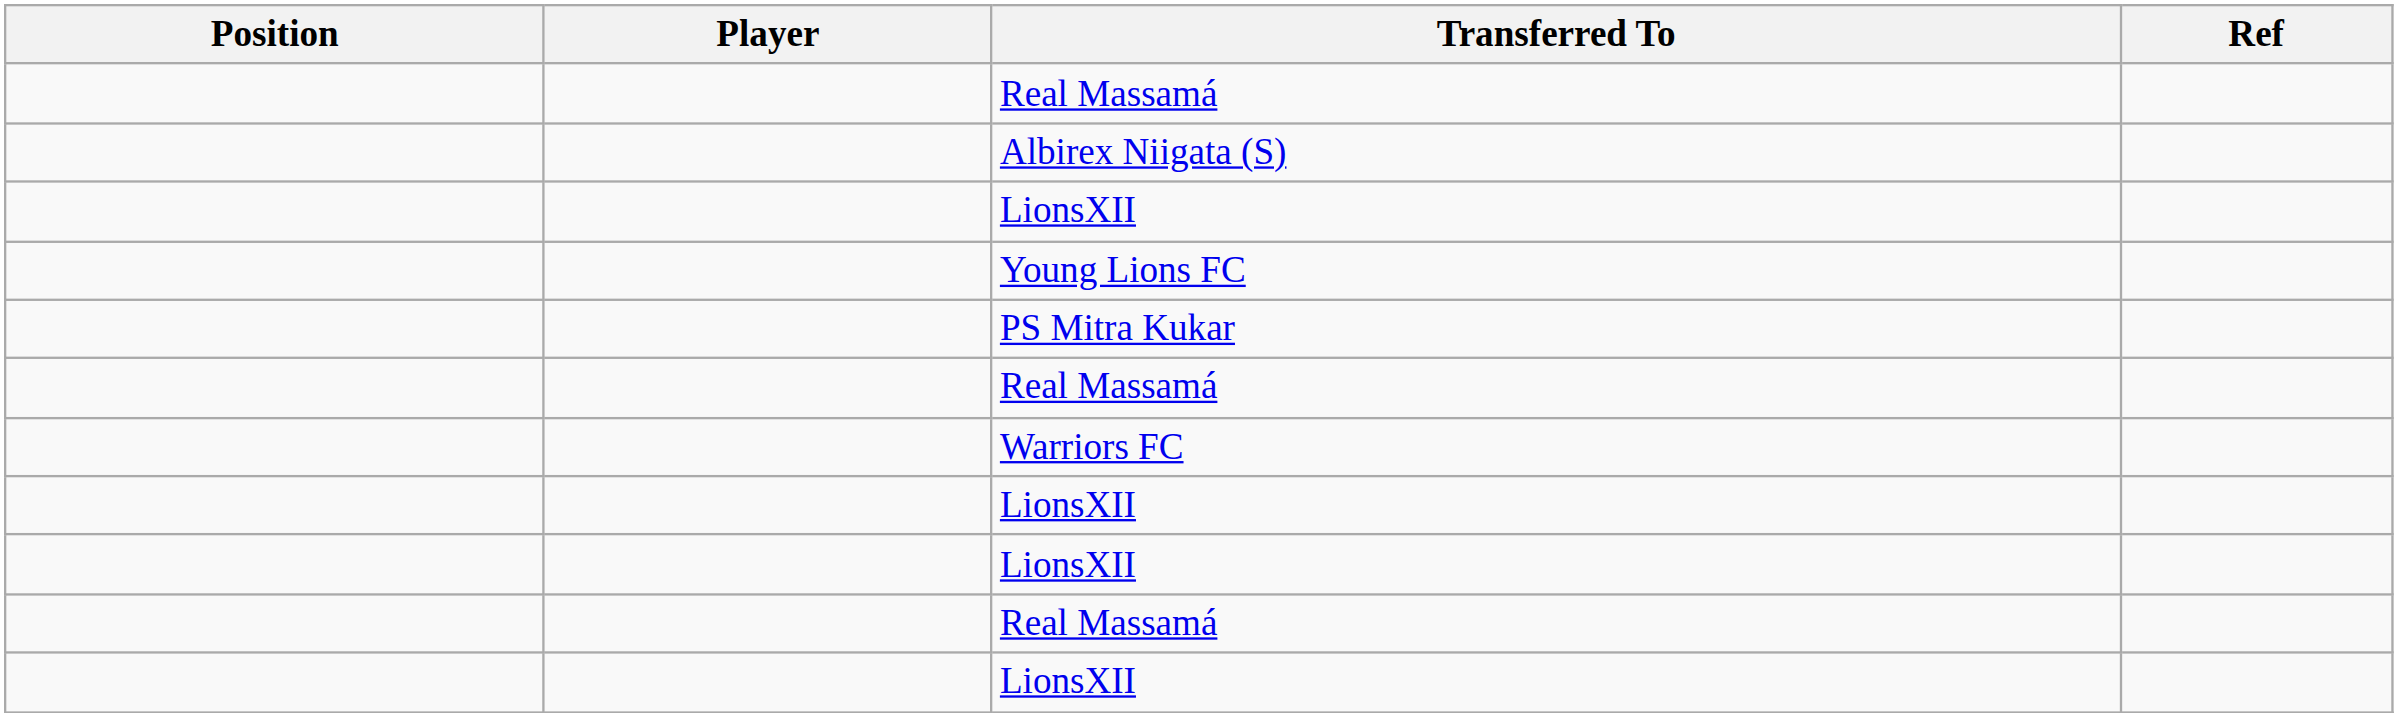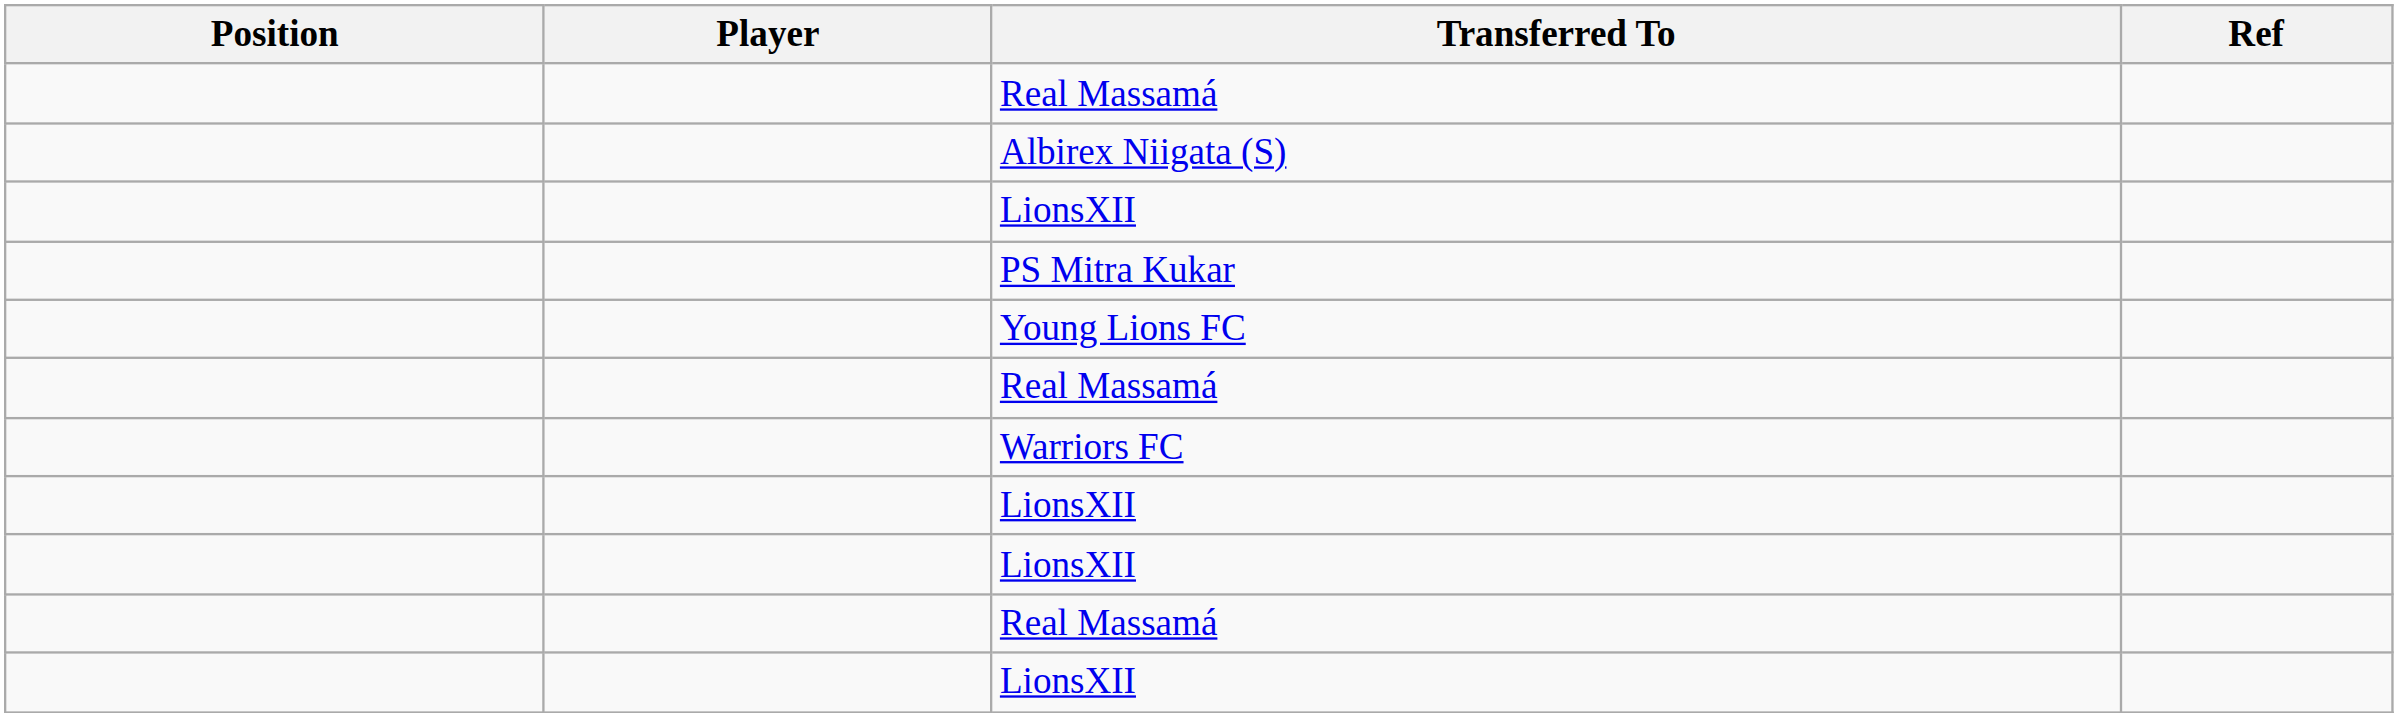rows swapped: (275, 270) <-> (275, 329)
